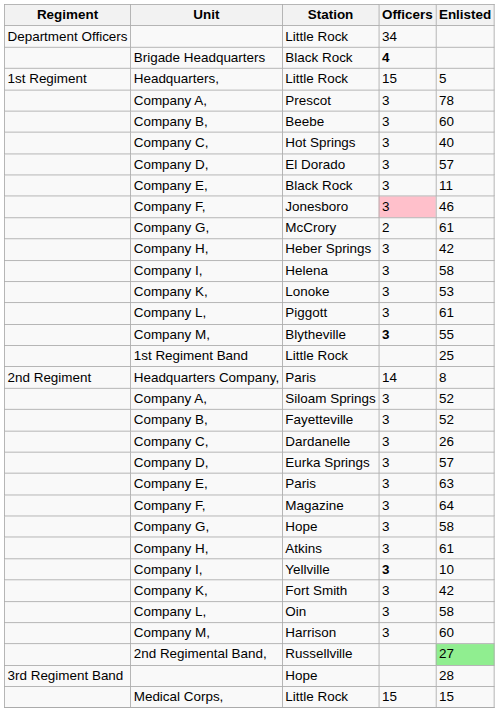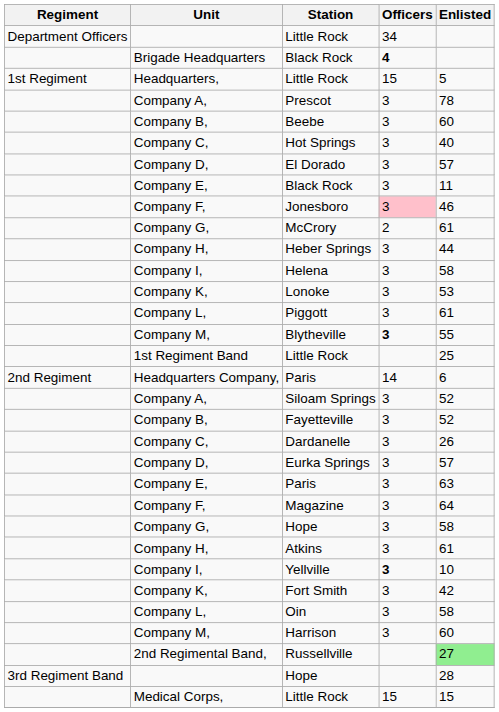(446, 249) 42 -> (446, 249) 44
(443, 377) 8 -> (443, 377) 6
